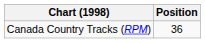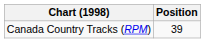(177, 29) 36 -> (177, 29) 39
